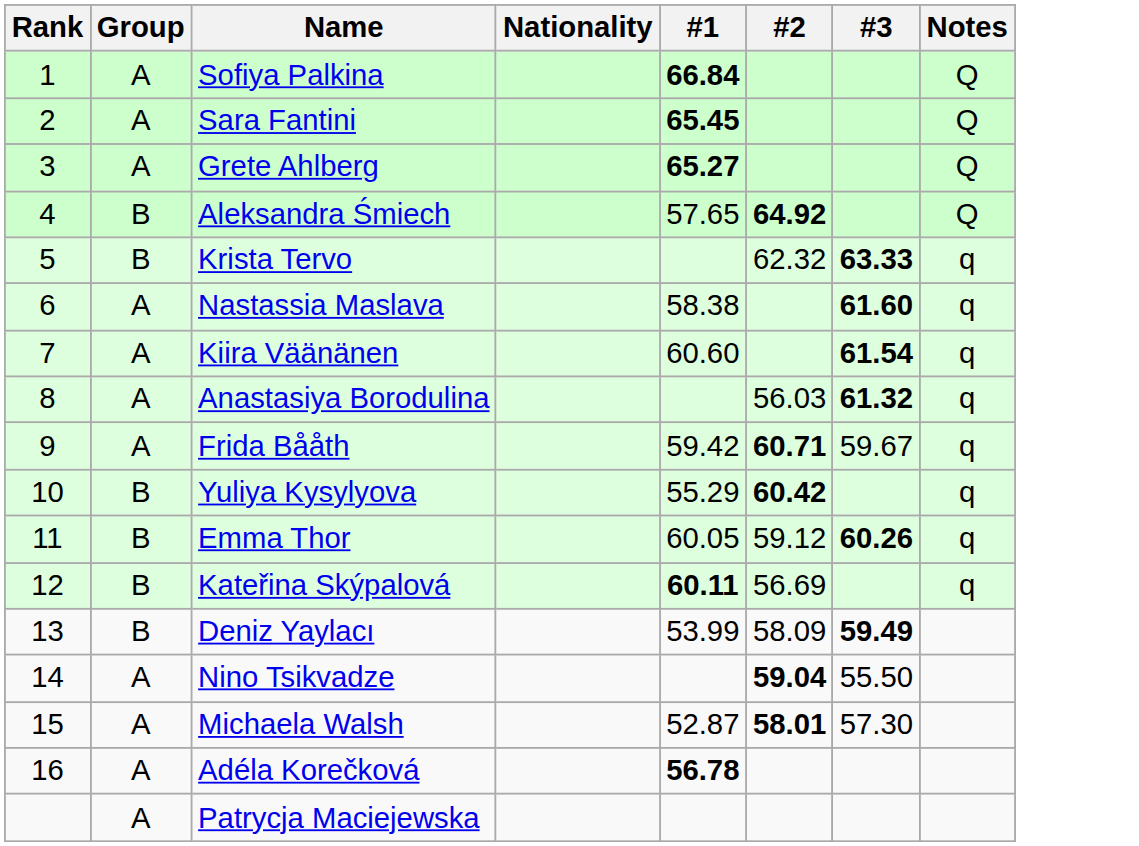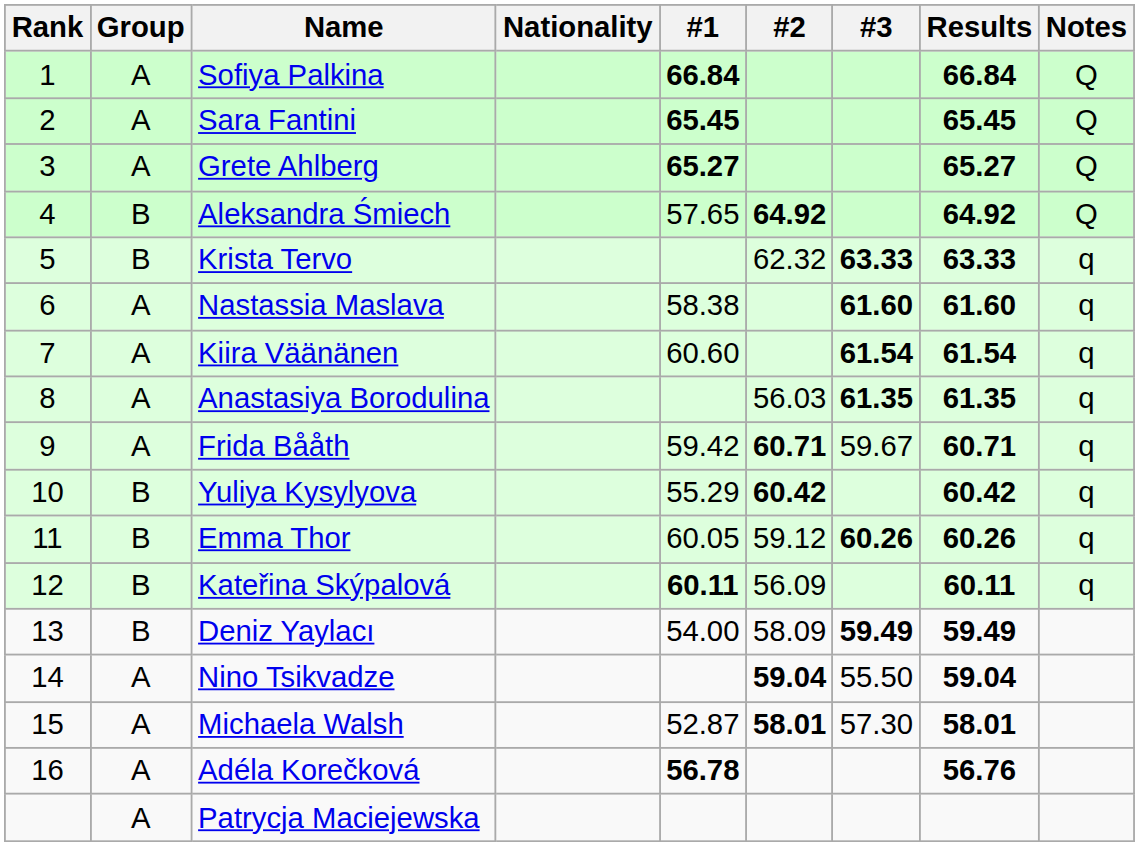+ column: (979, 27)
(876, 399) 61.32 -> (876, 399) 61.35
(790, 584) 56.69 -> (790, 584) 56.09
(703, 631) 53.99 -> (703, 631) 54.00
